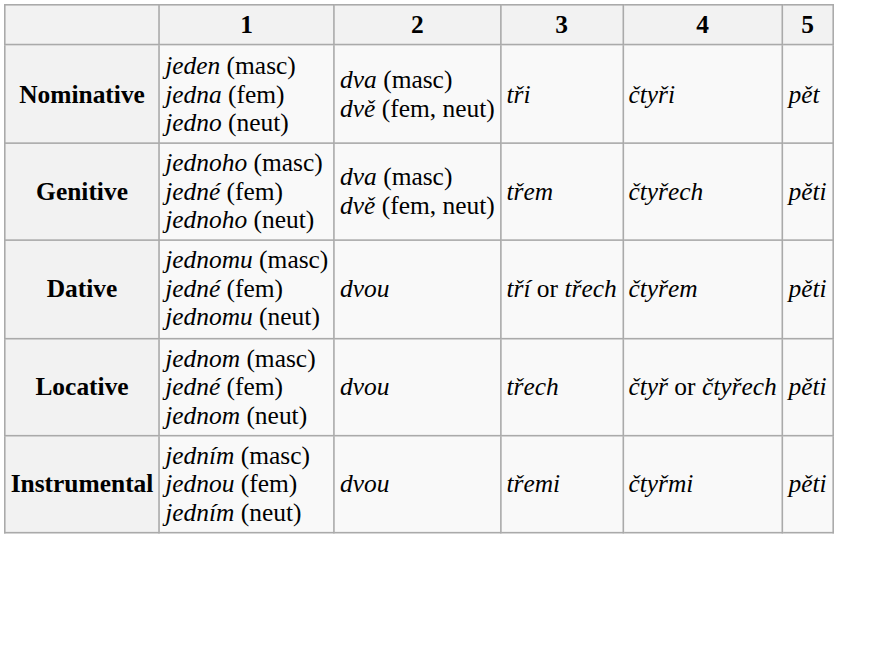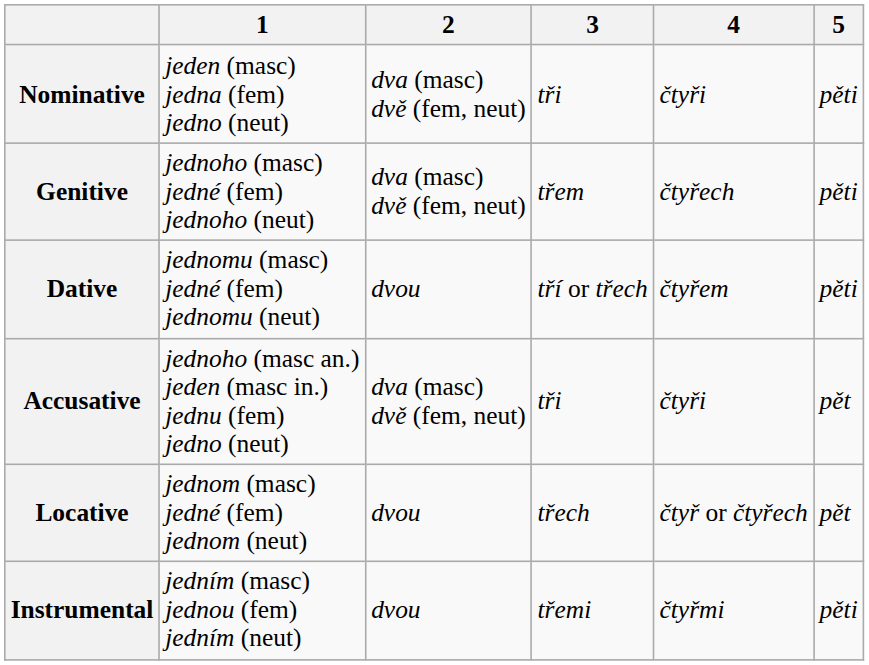(804, 93) pět -> (839, 93) pěti
+ row: (82, 400)
(808, 386) pěti -> (835, 512) pět
